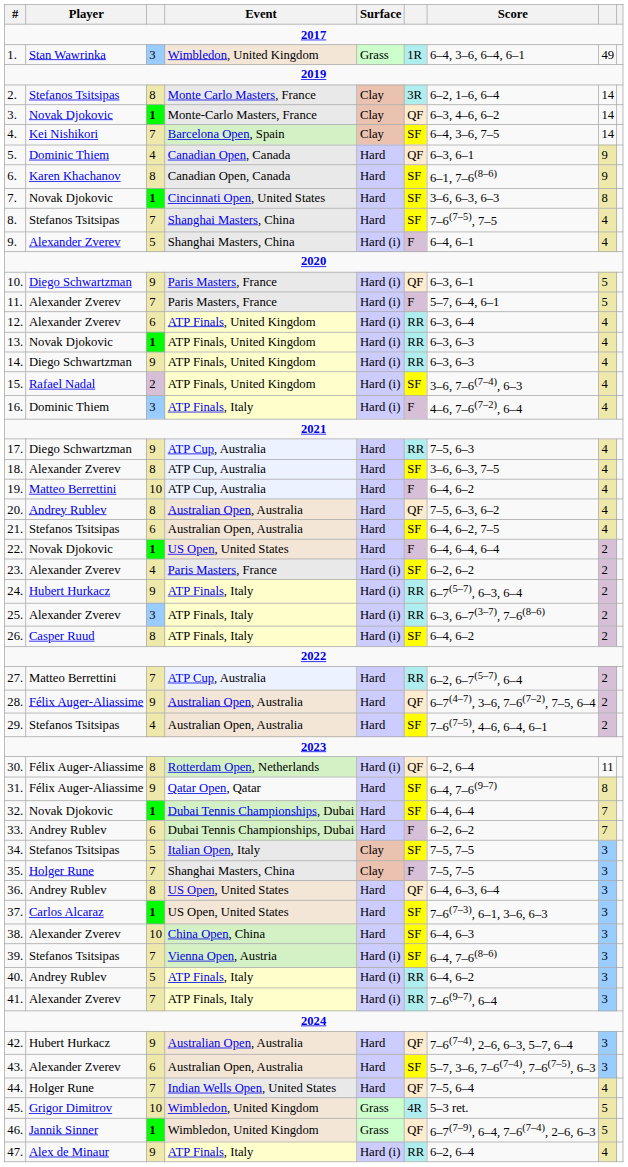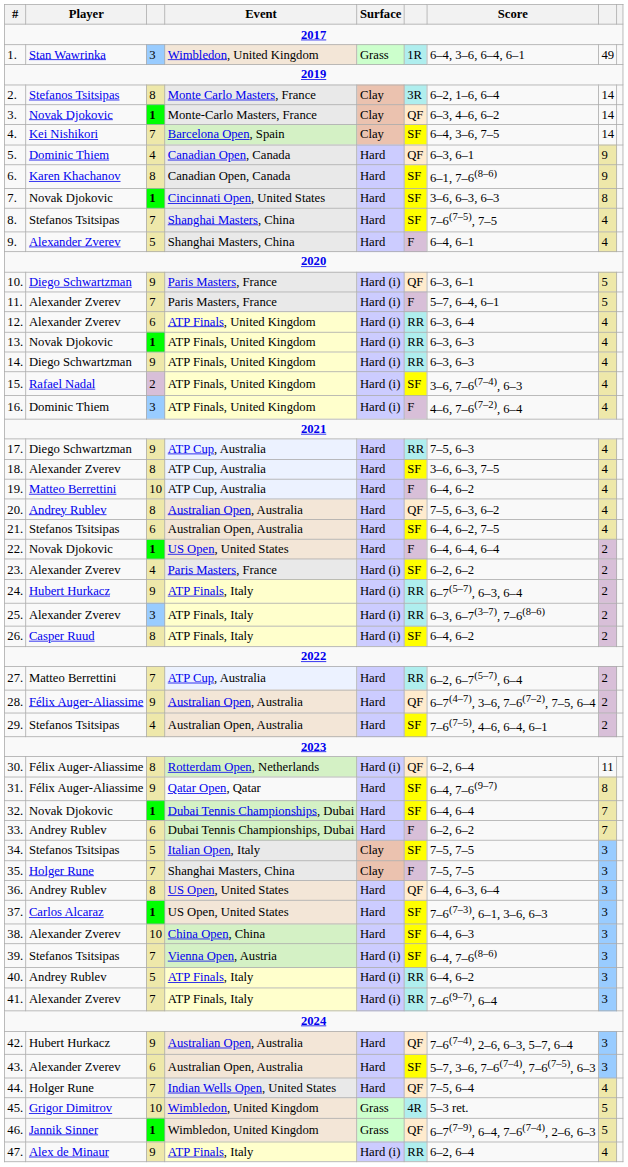(380, 241) Hard (i) -> (373, 241) Hard
(211, 407) ATP Finals, Italy -> (242, 407) ATP Finals, United Kingdom
